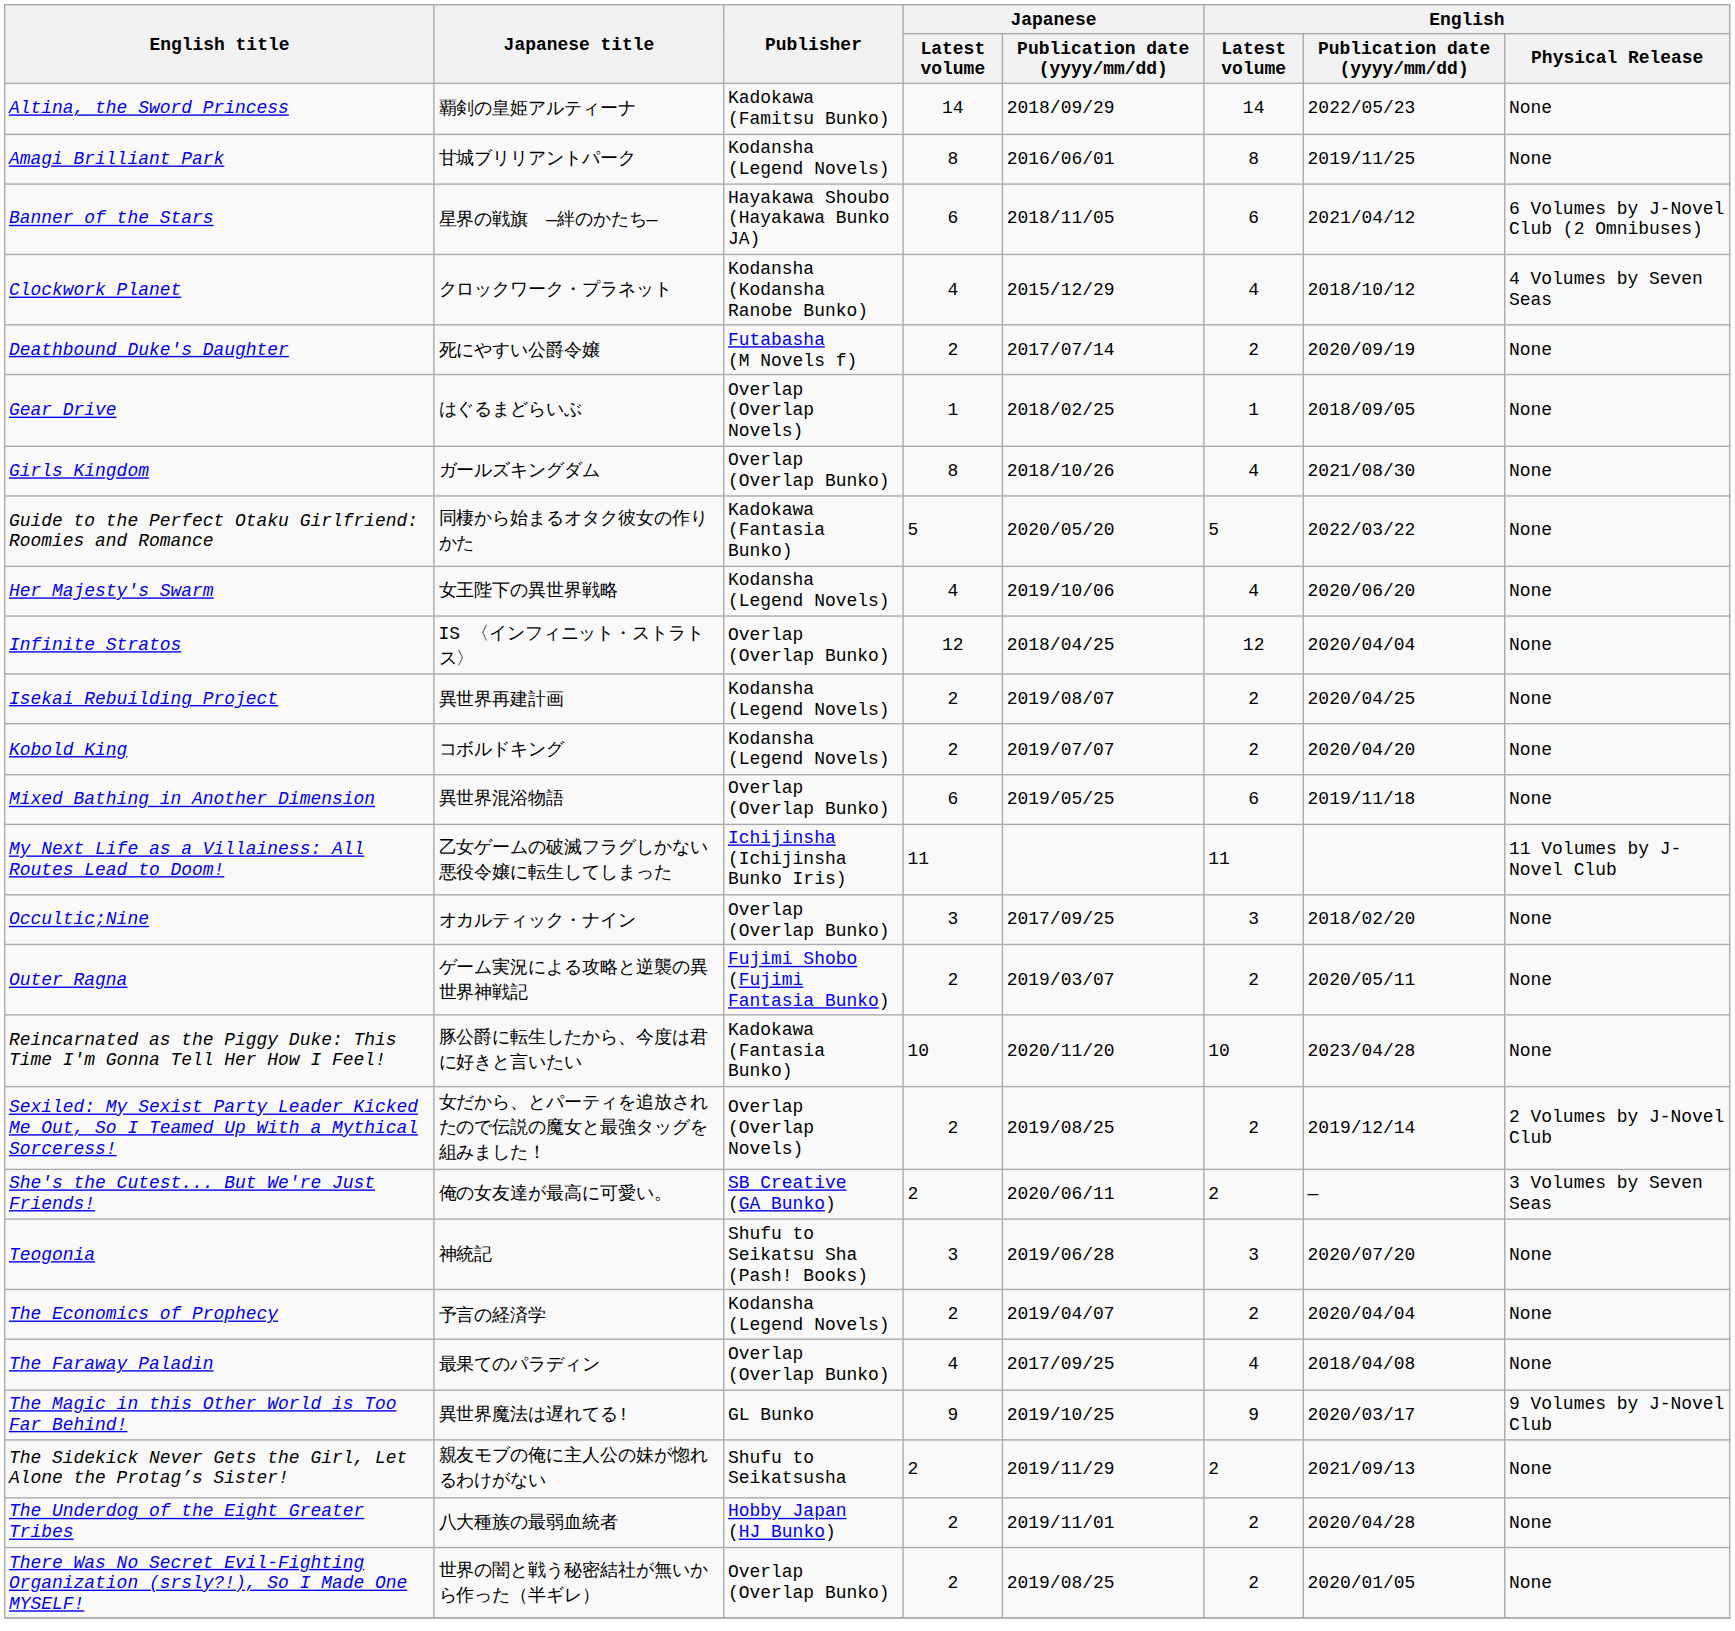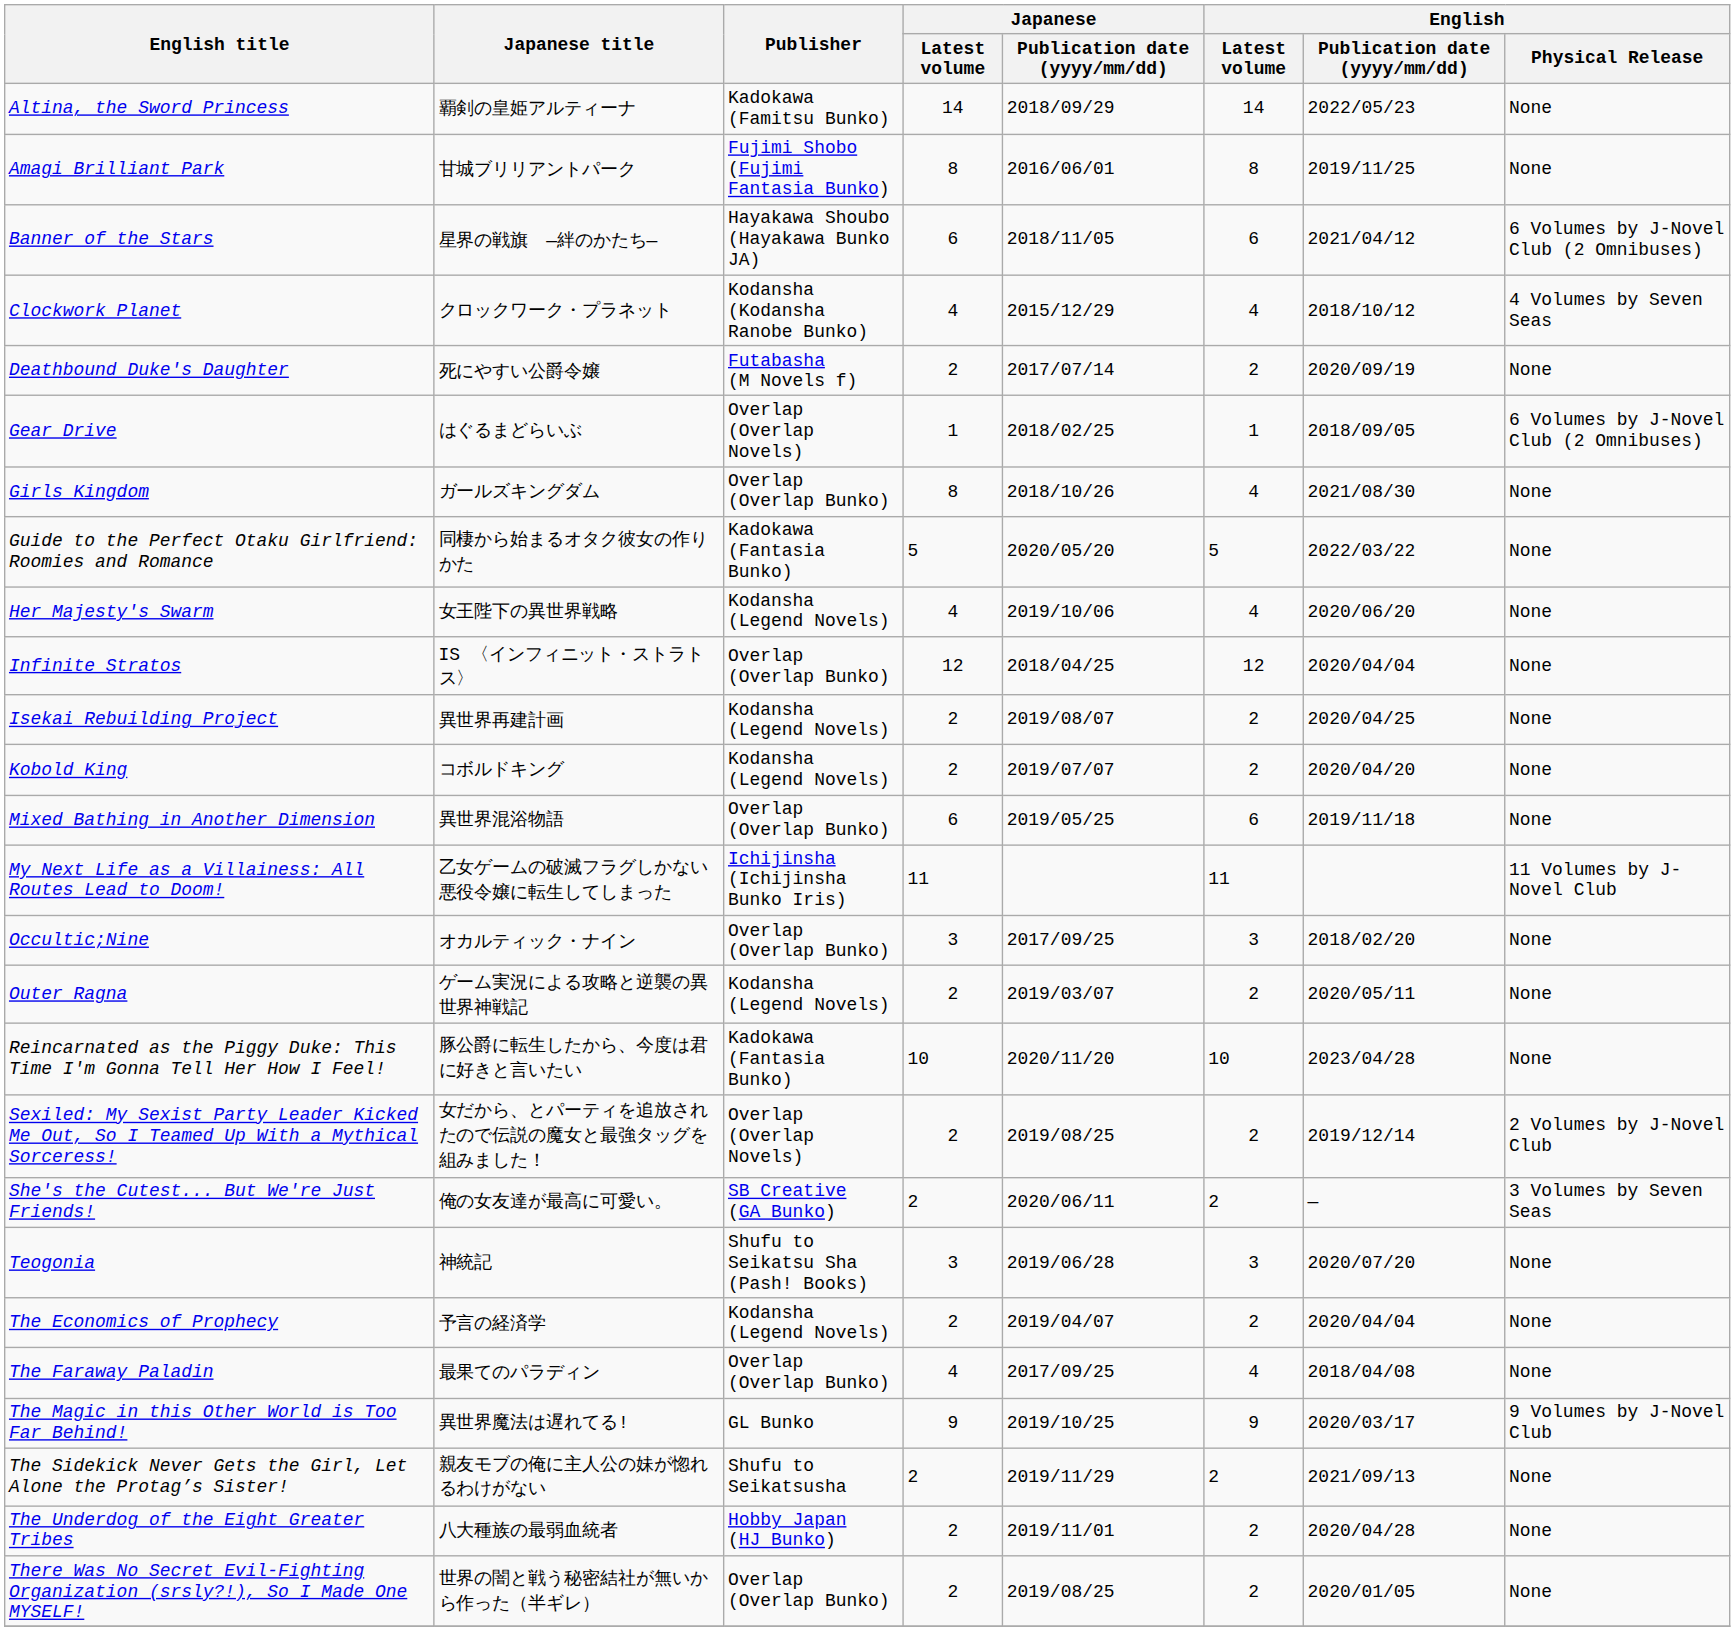(809, 159) Kodansha (Legend Novels) -> (809, 169) Fujimi Shobo (Fujimi Fantasia Bunko)
(1531, 410) None -> (1617, 431) 6 Volumes by J-Novel Club (2 Omnibuses)
(809, 980) Fujimi Shobo (Fujimi Fantasia Bunko) -> (809, 995) Kodansha (Legend Novels)
